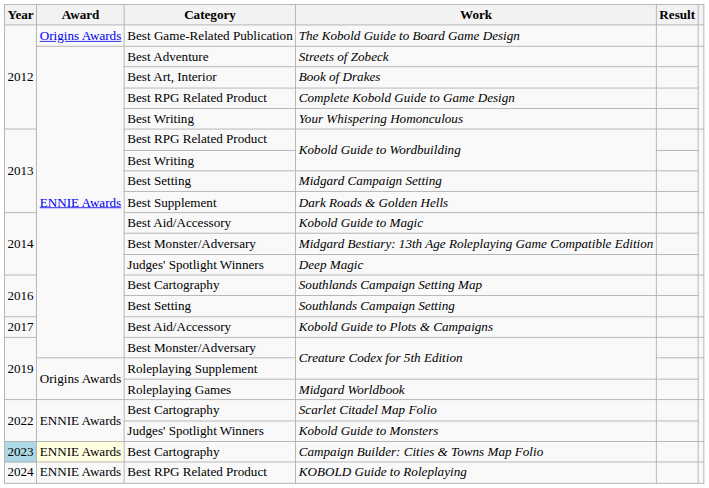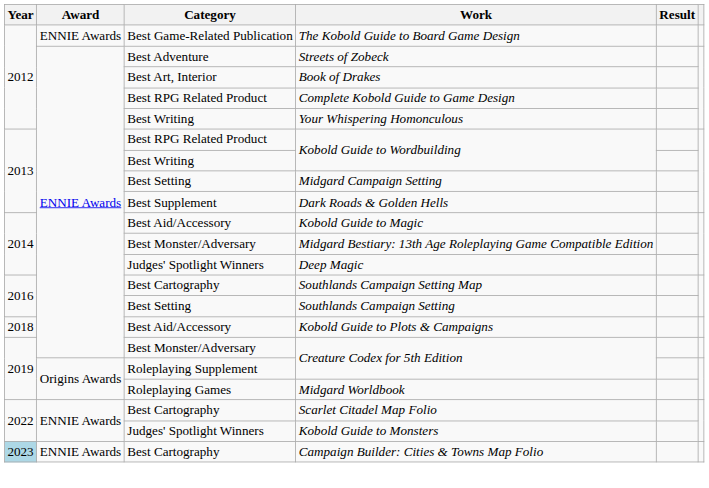(80, 35) Origins Awards -> (80, 35) ENNIE Awards
(21, 327) 2017 -> (21, 327) 2018
(80, 451) lightyellow background -> (80, 451) no background
- row: (197, 472)
